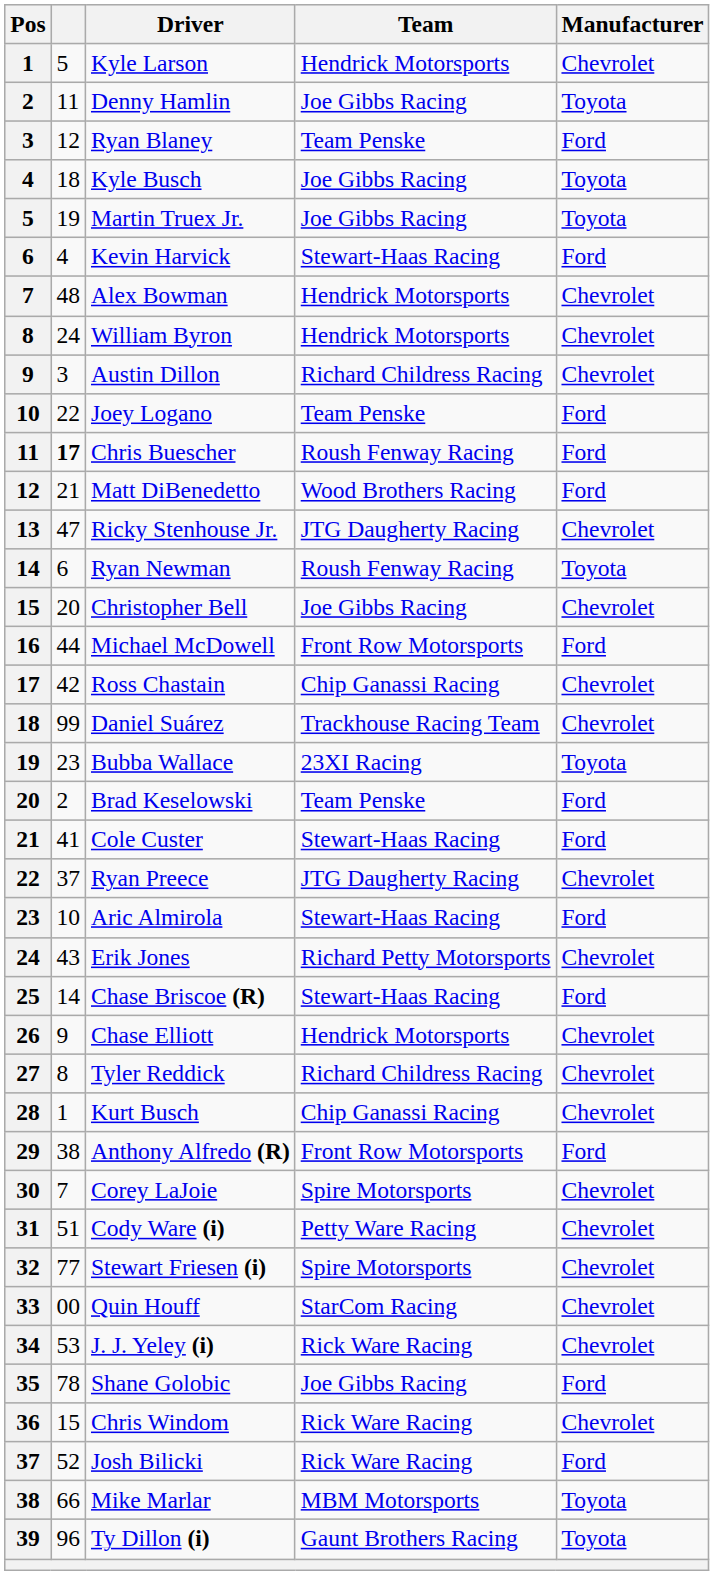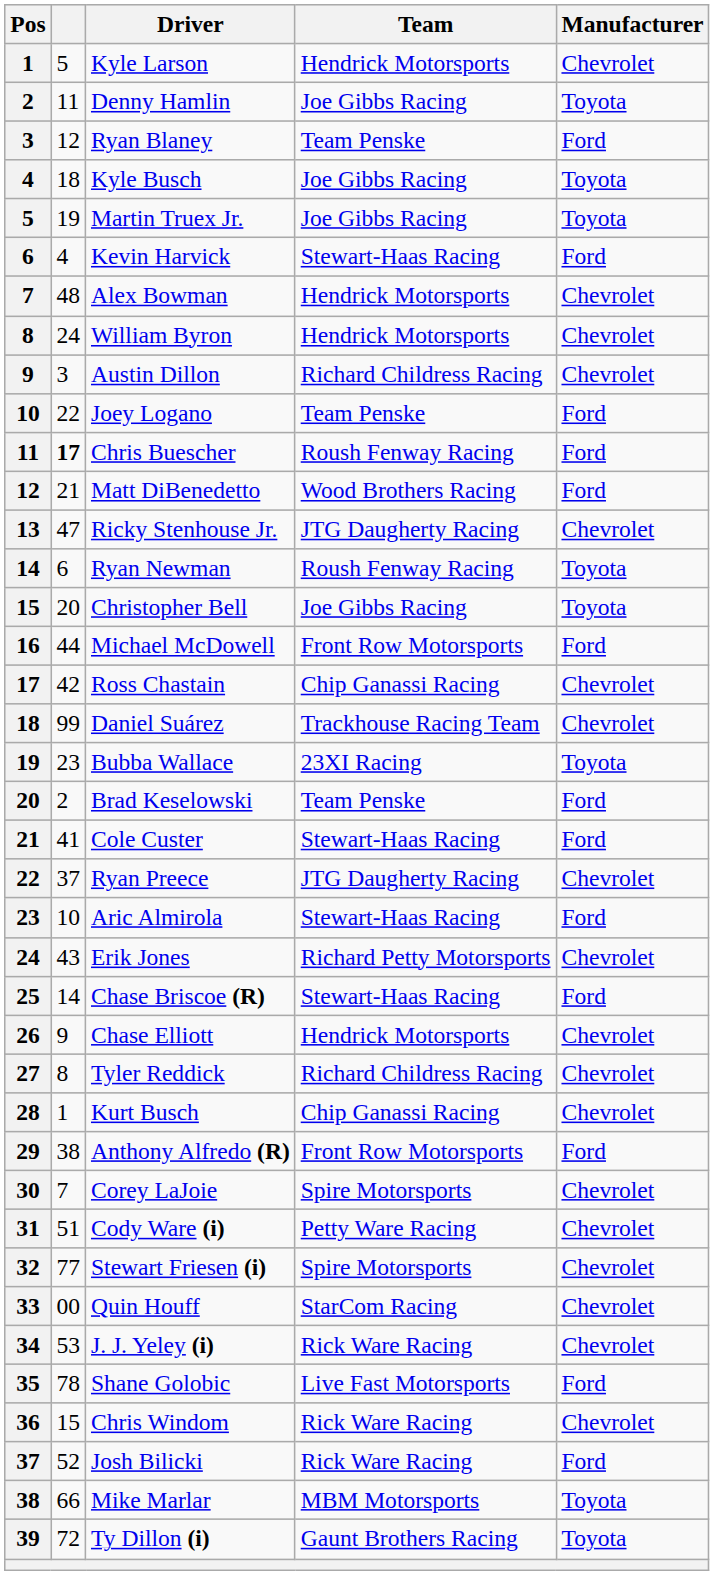(608, 606) Chevrolet -> (594, 606) Toyota
(384, 1383) Joe Gibbs Racing -> (405, 1383) Live Fast Motorsports
(68, 1539) 96 -> (68, 1539) 72
